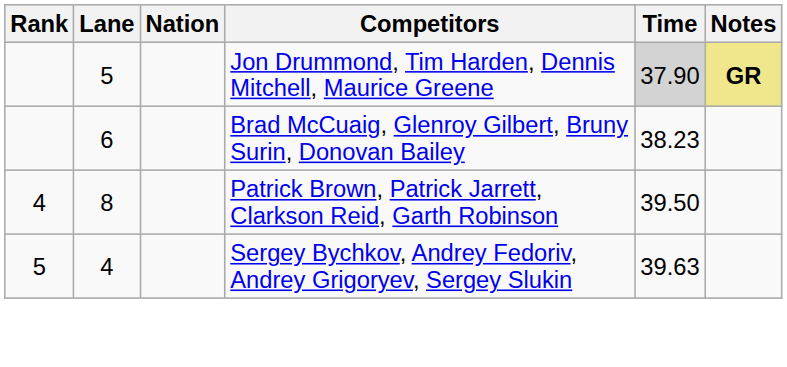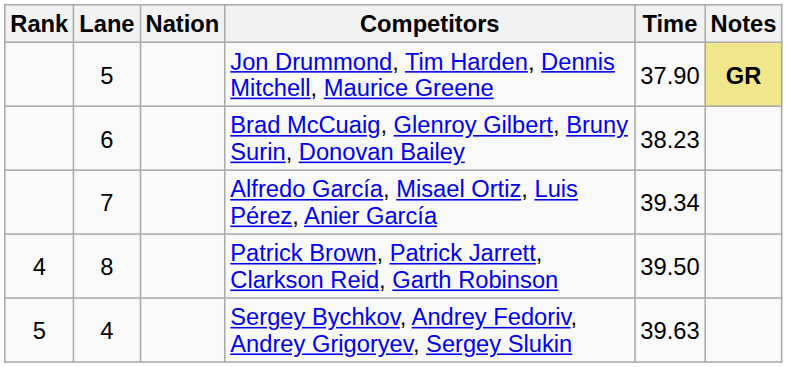(670, 75) lightgrey background -> (670, 75) no background
+ row: (404, 203)
